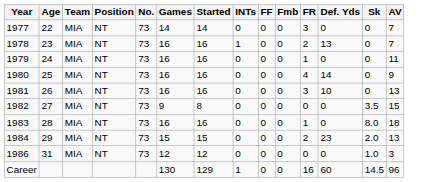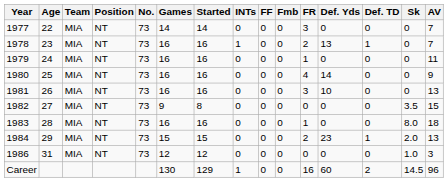+ column: (382, 12)
